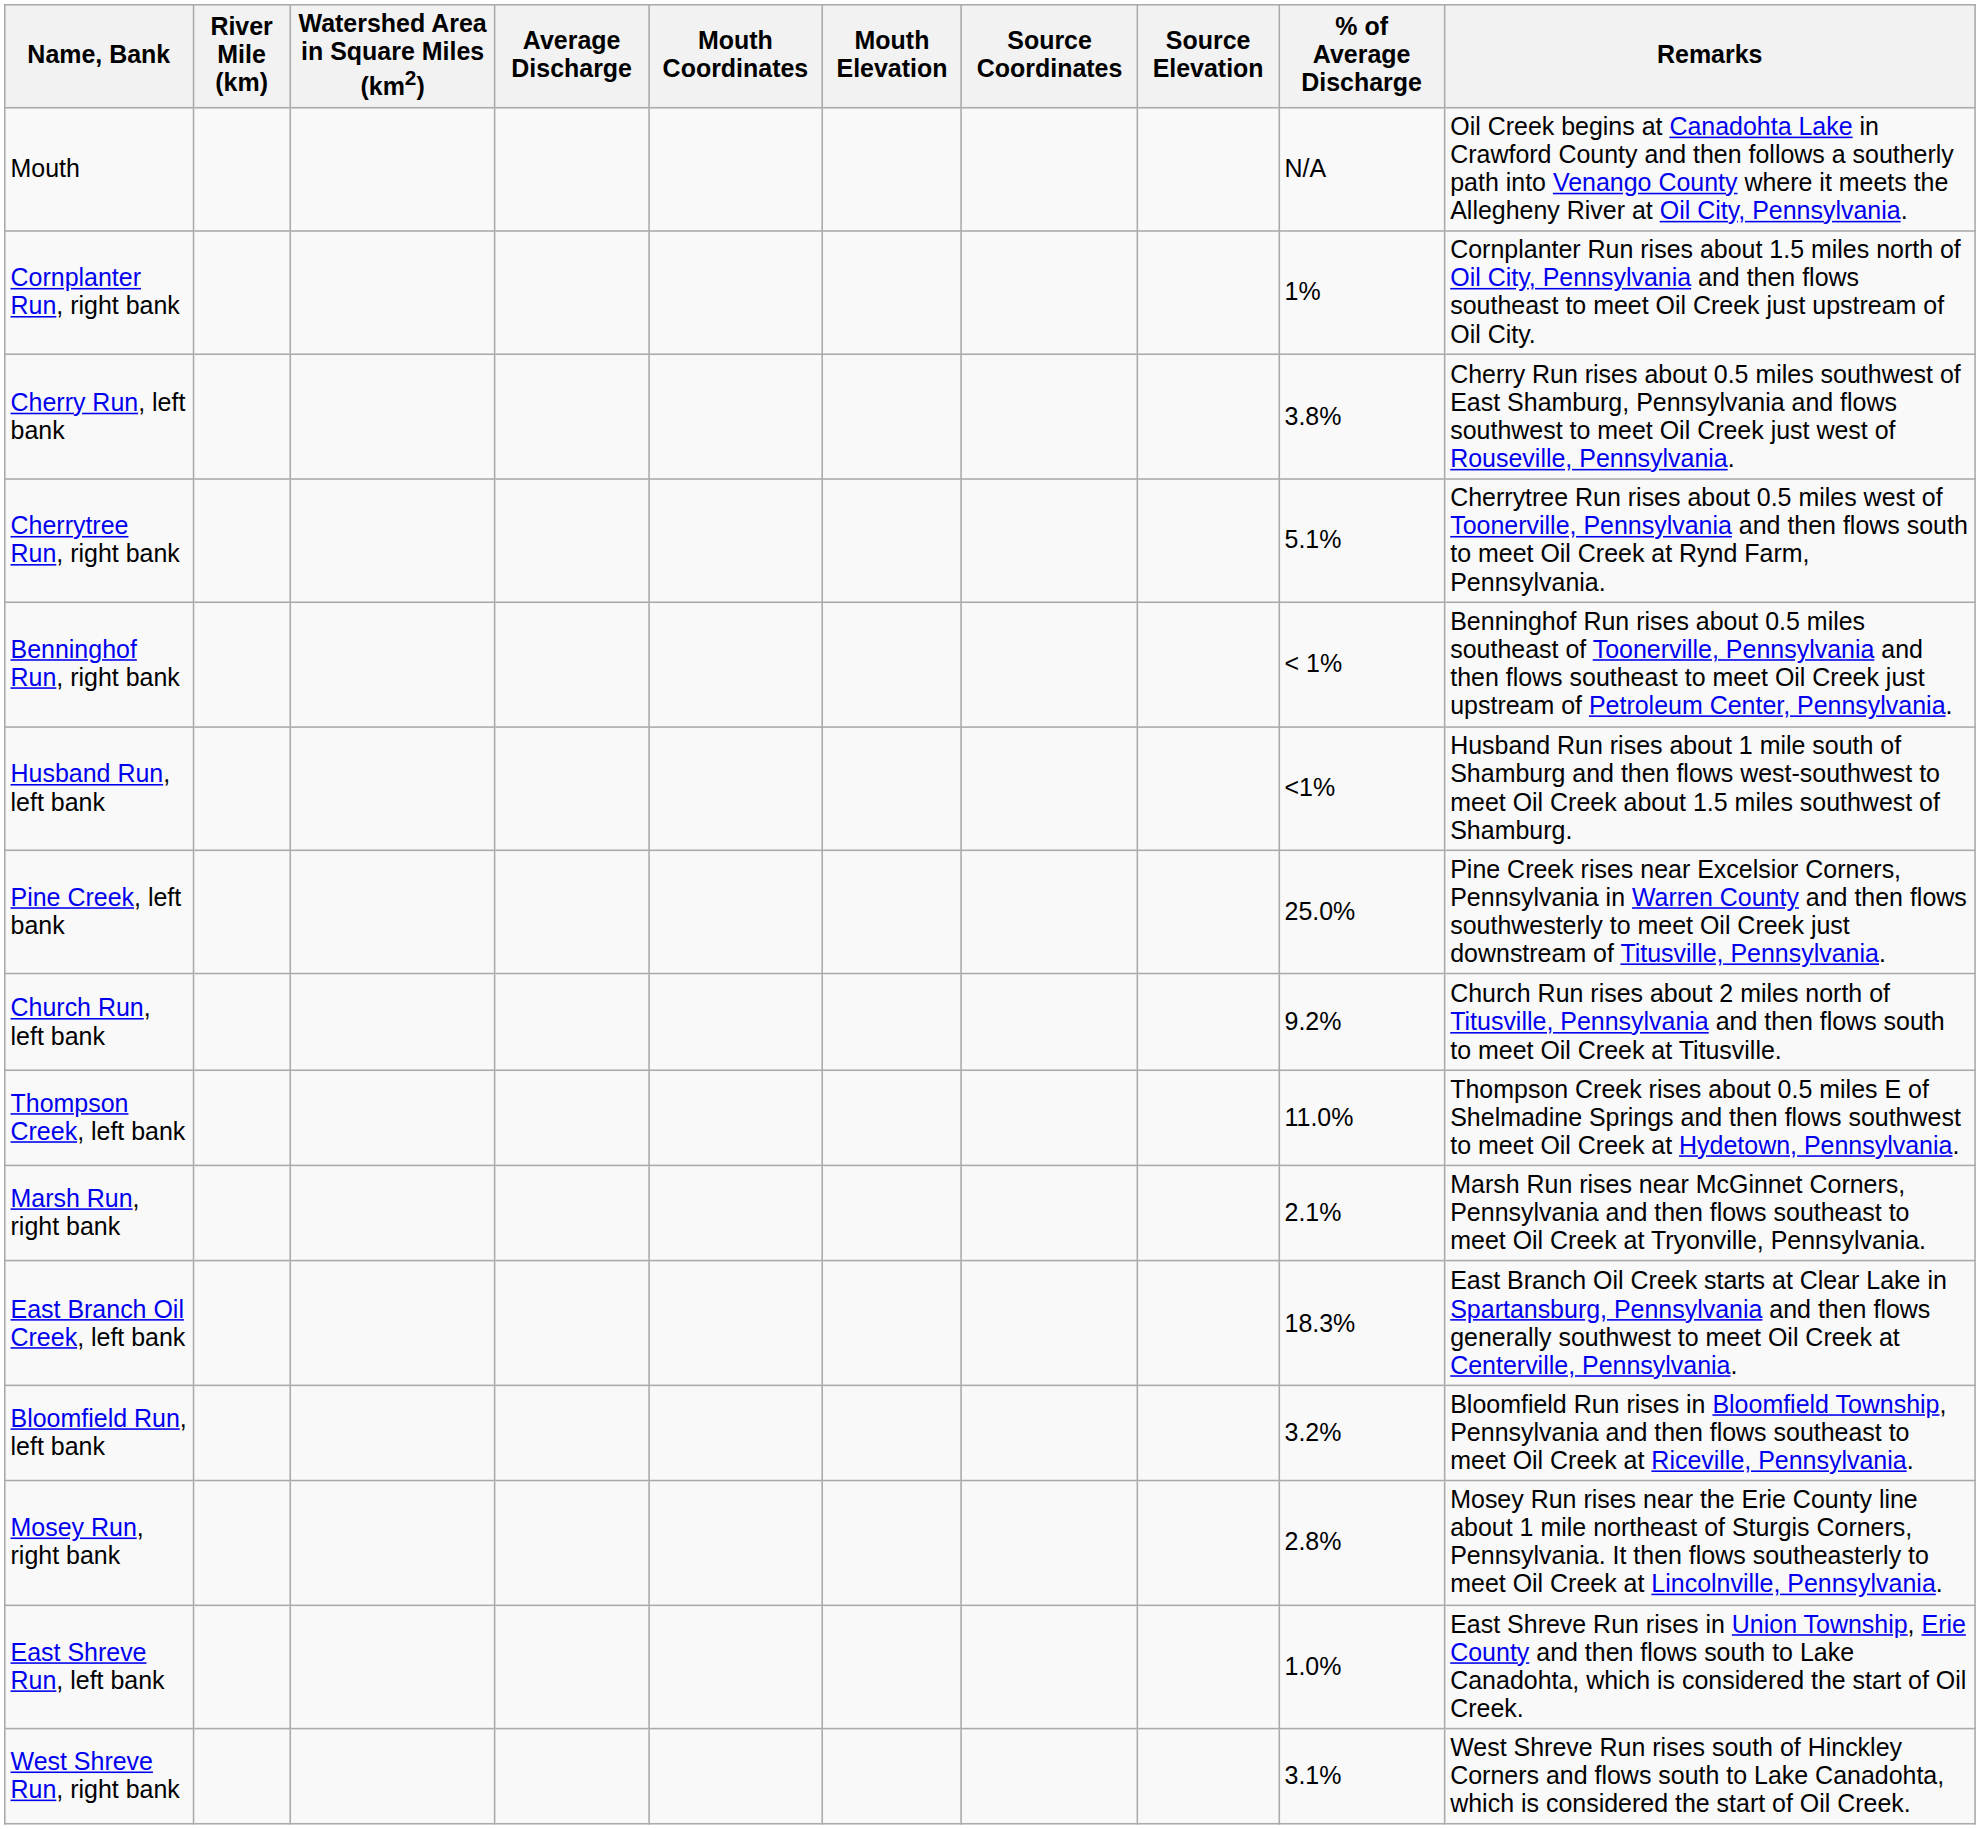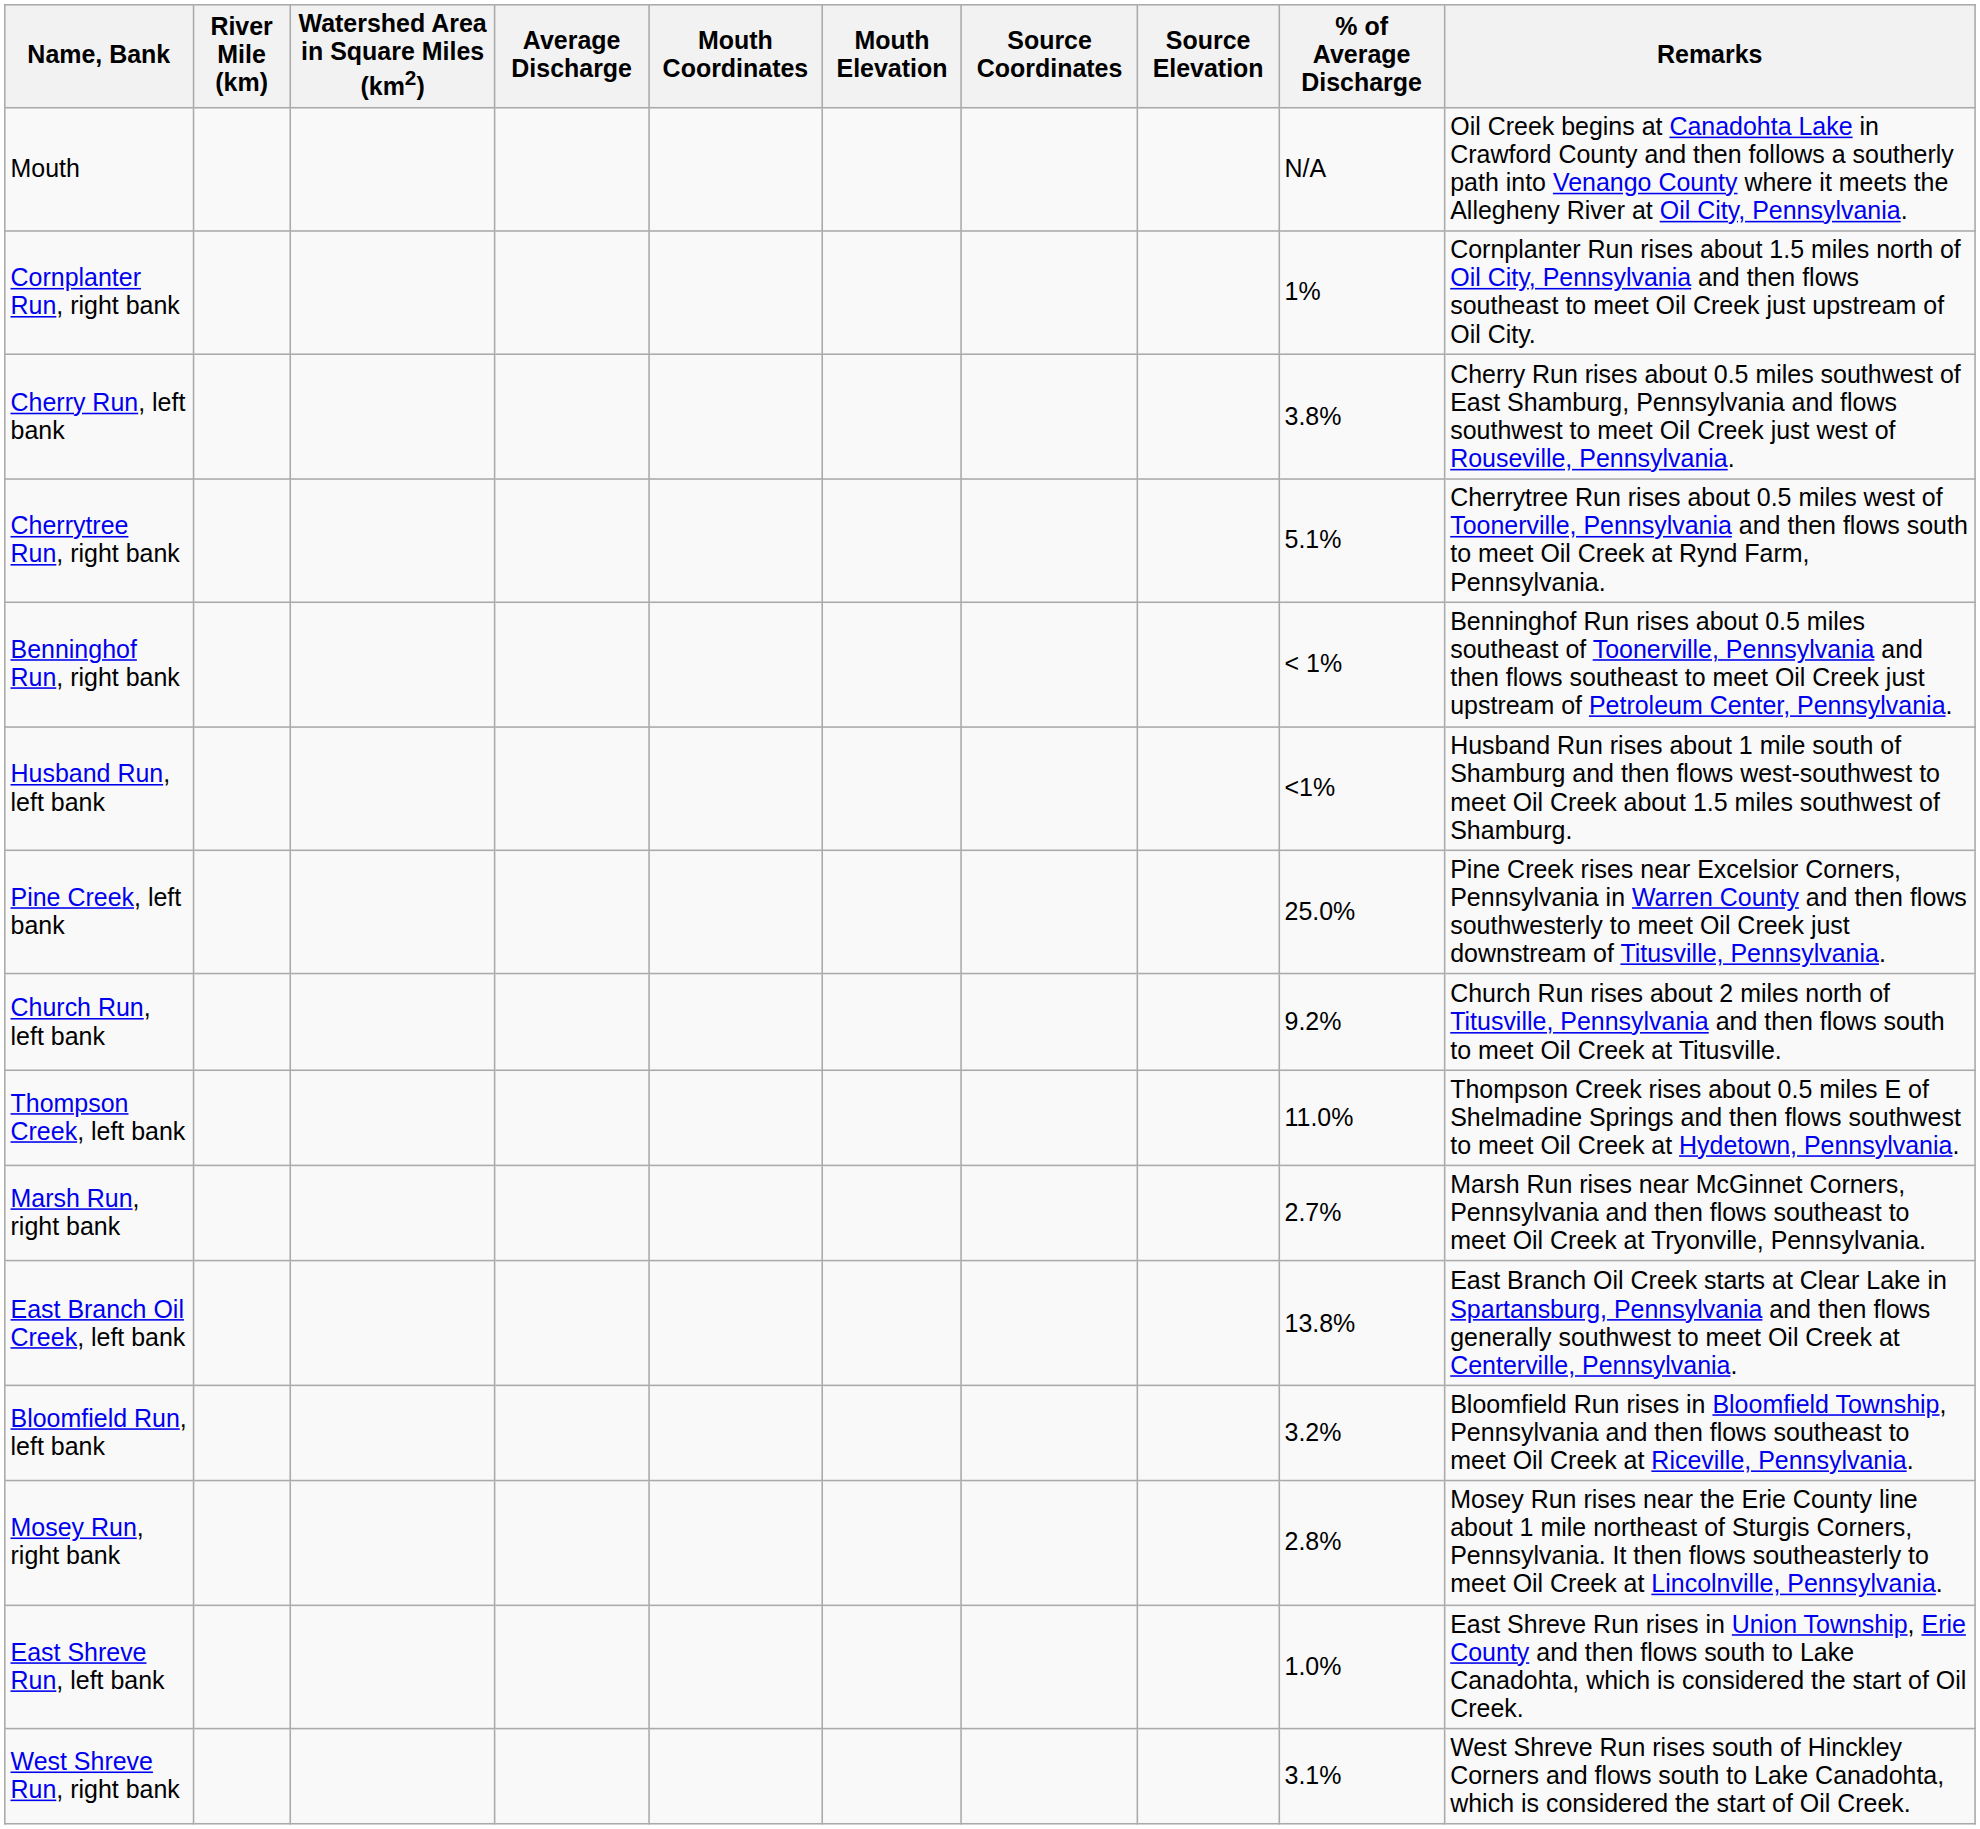(1313, 1213) 2.1% -> (1313, 1213) 2.7%
(1320, 1322) 18.3% -> (1320, 1322) 13.8%
